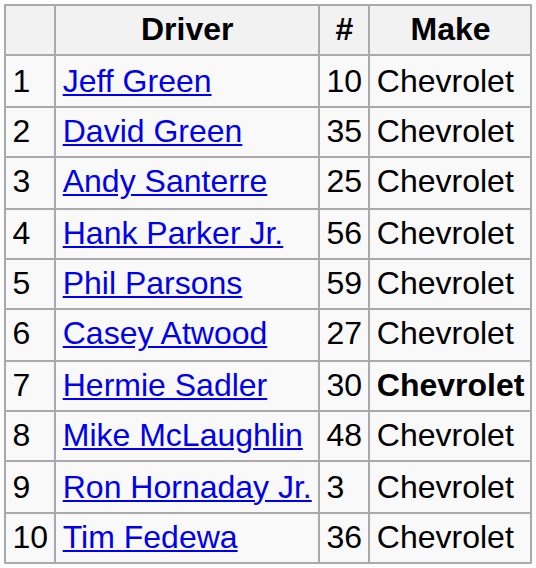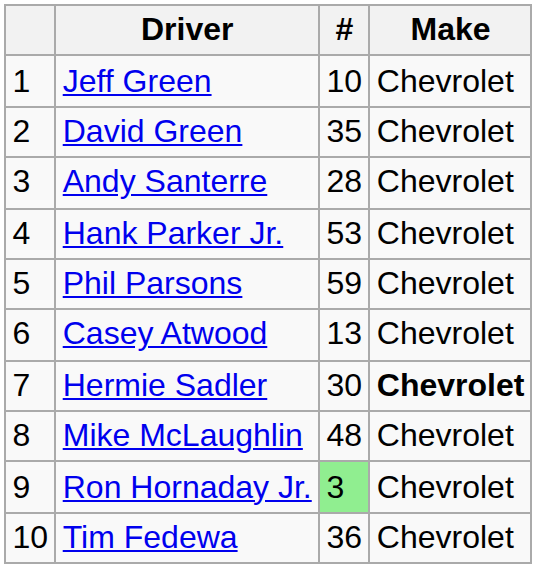(344, 182) 25 -> (344, 182) 28
(344, 232) 56 -> (344, 232) 53
(344, 334) 27 -> (344, 334) 13
(335, 486) no background -> (335, 486) lightgreen background
